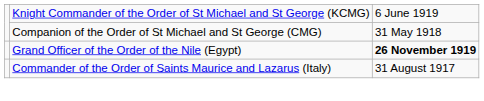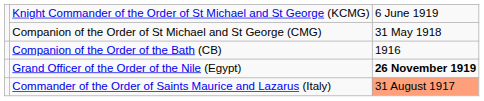+ row: (117, 50)
(415, 68) no background -> (415, 86) lightsalmon background
